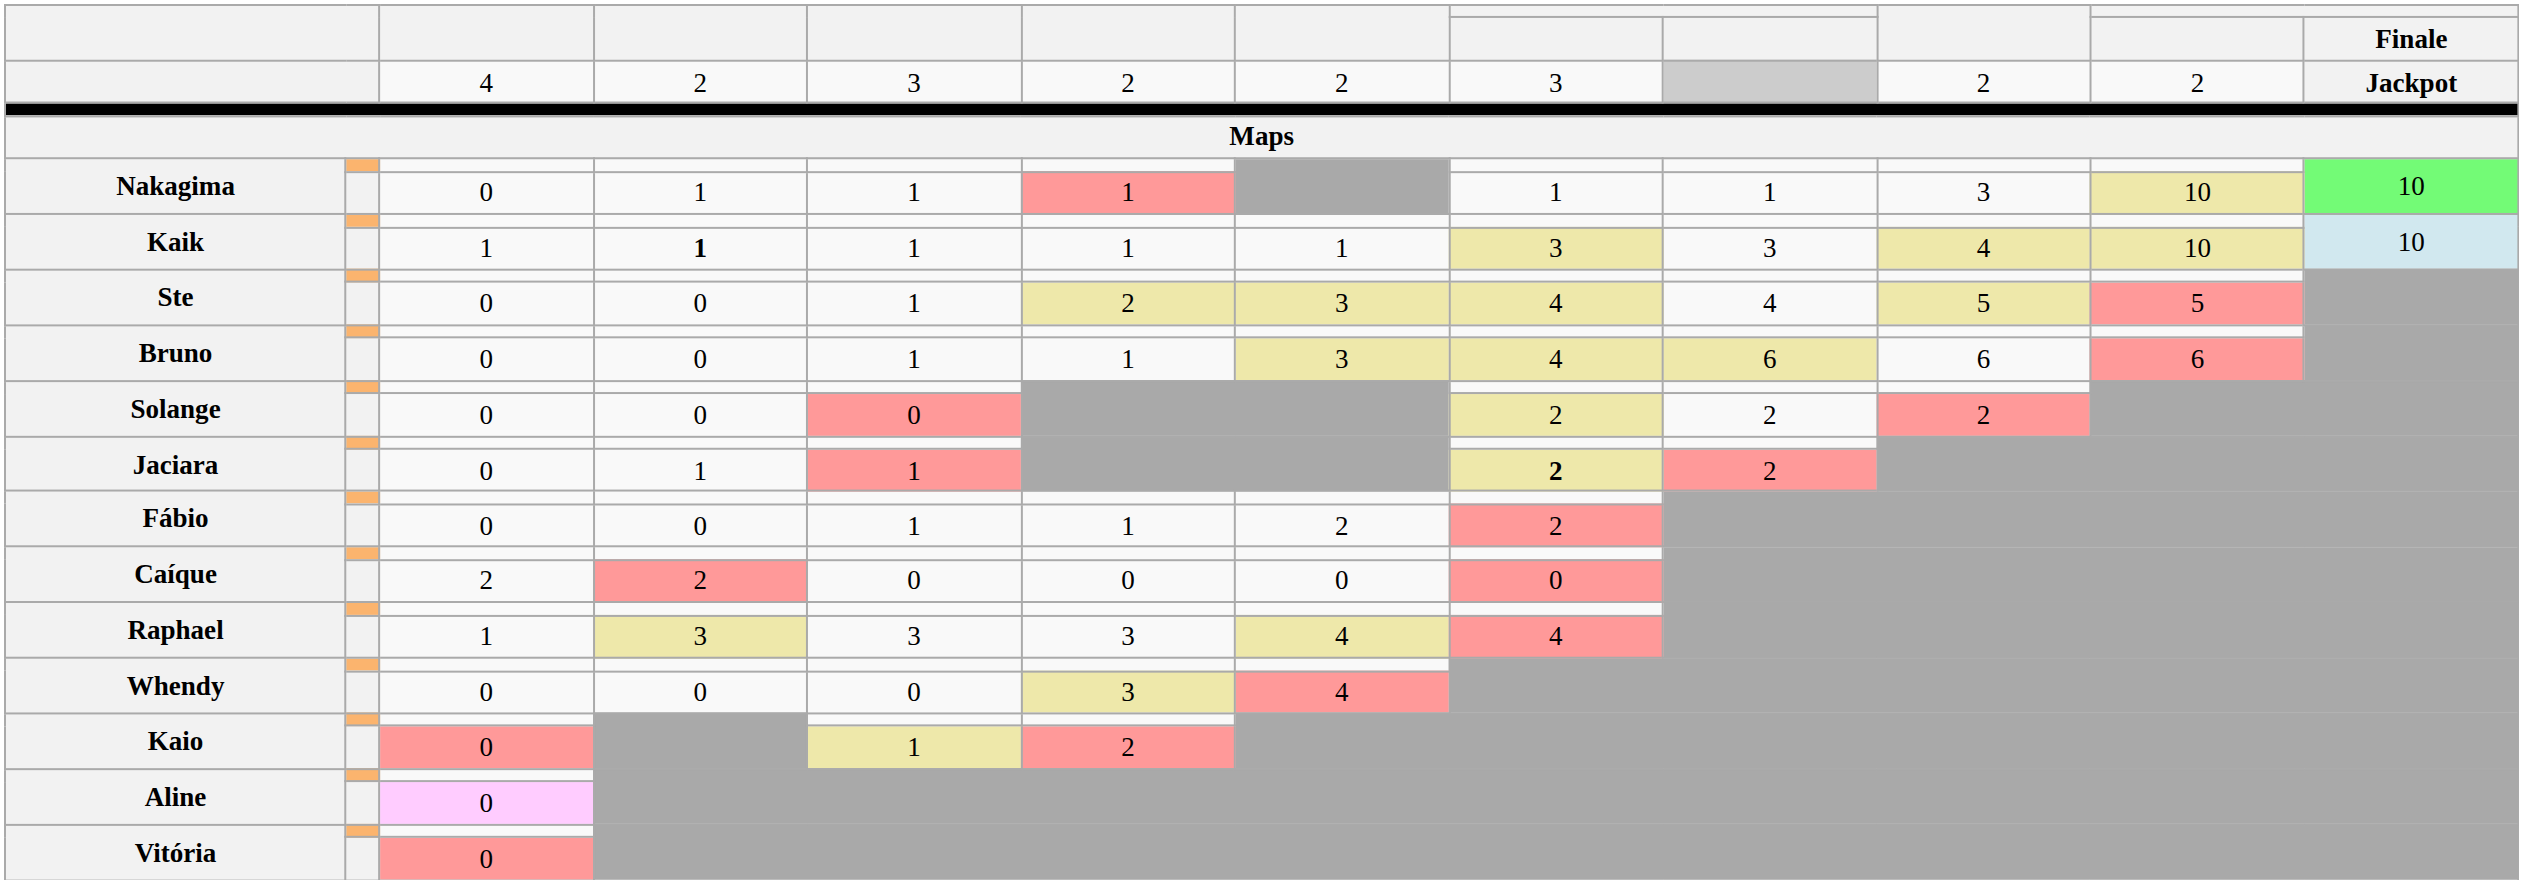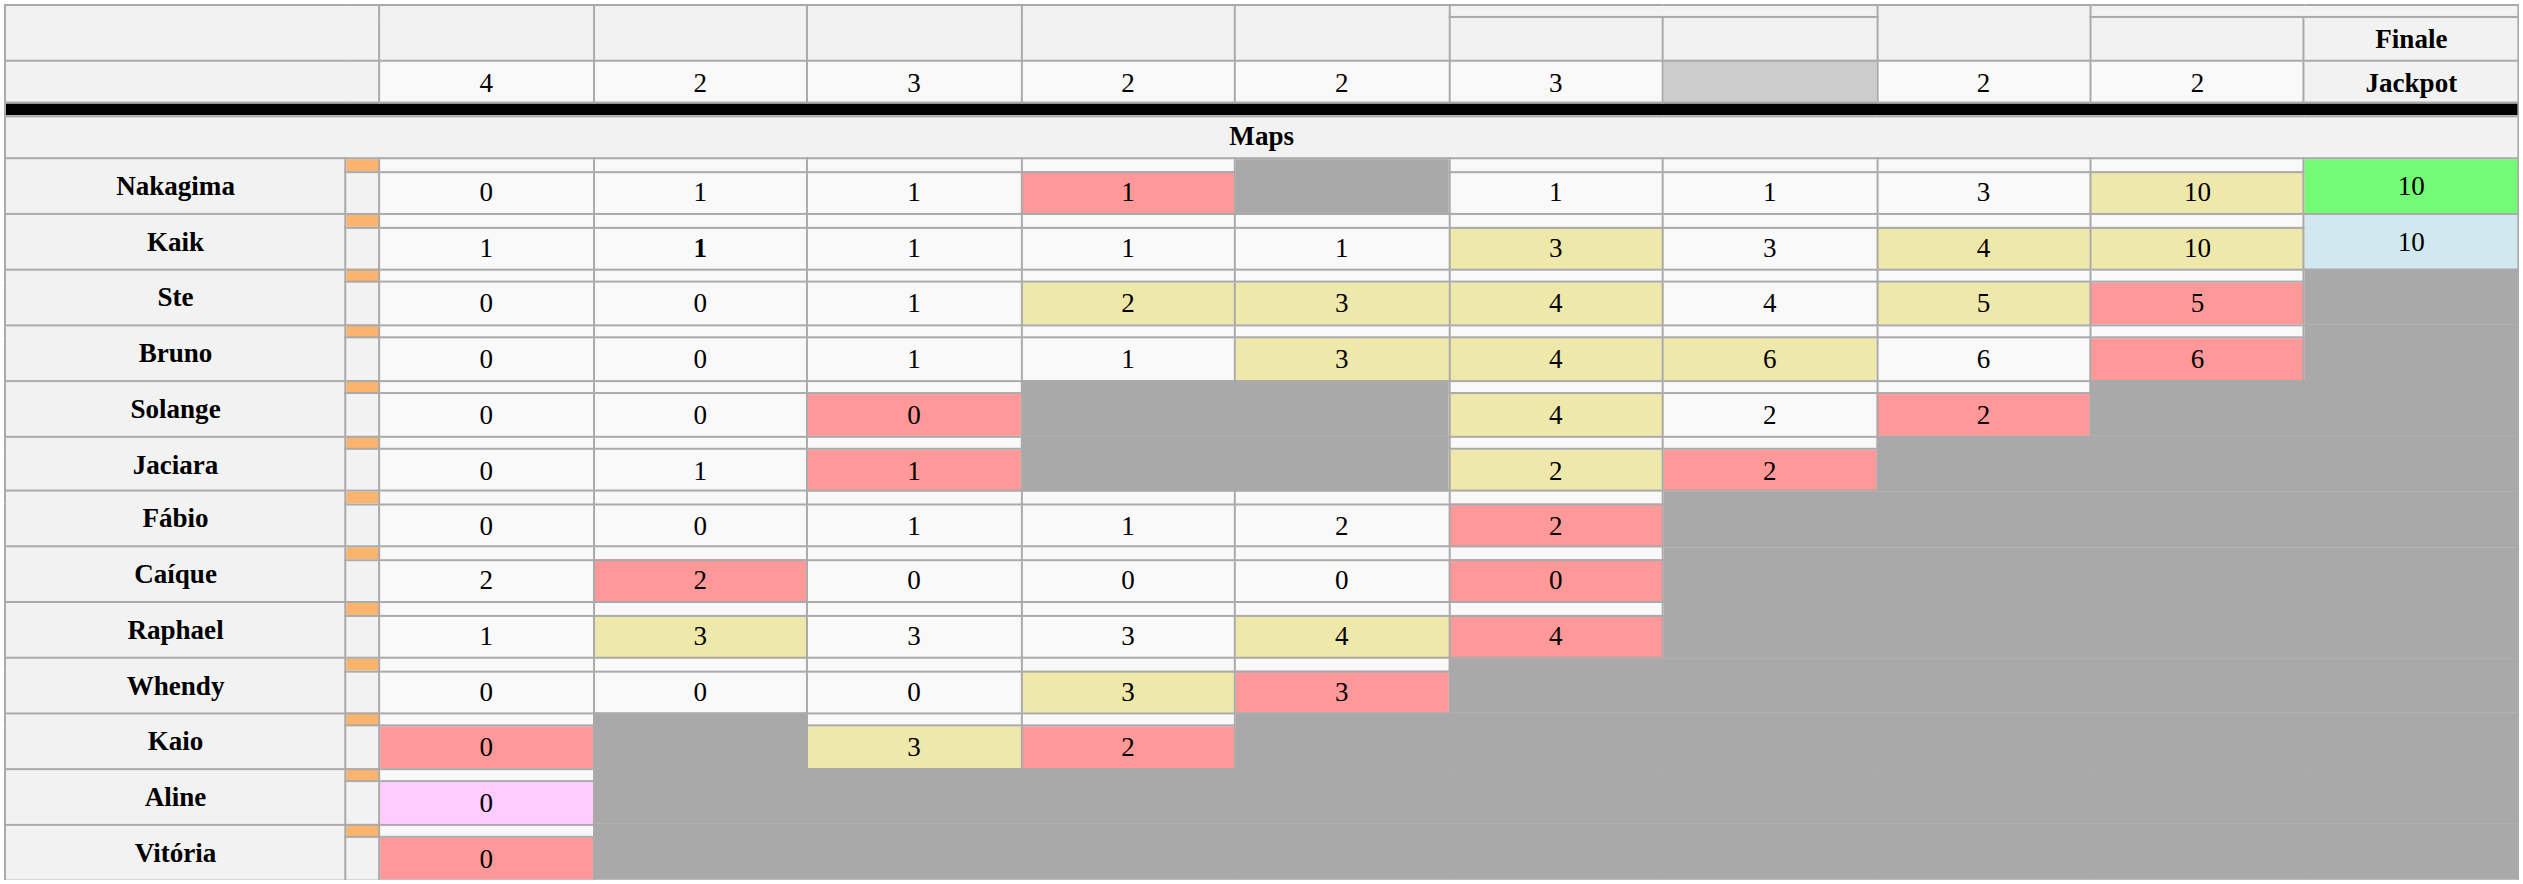(1556, 414) 2 -> (1556, 414) 4
(1556, 470) bold -> (1556, 470) normal
(1342, 692) 4 -> (1342, 692) 3
(914, 747) 1 -> (914, 747) 3
